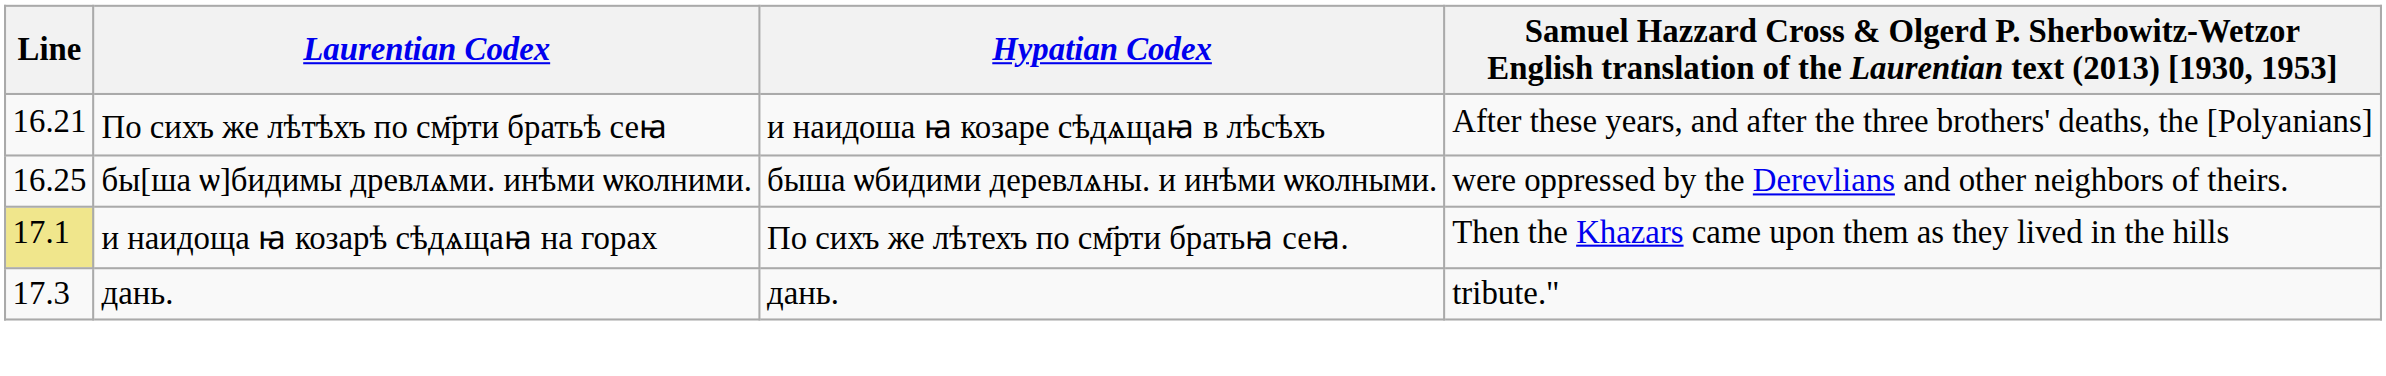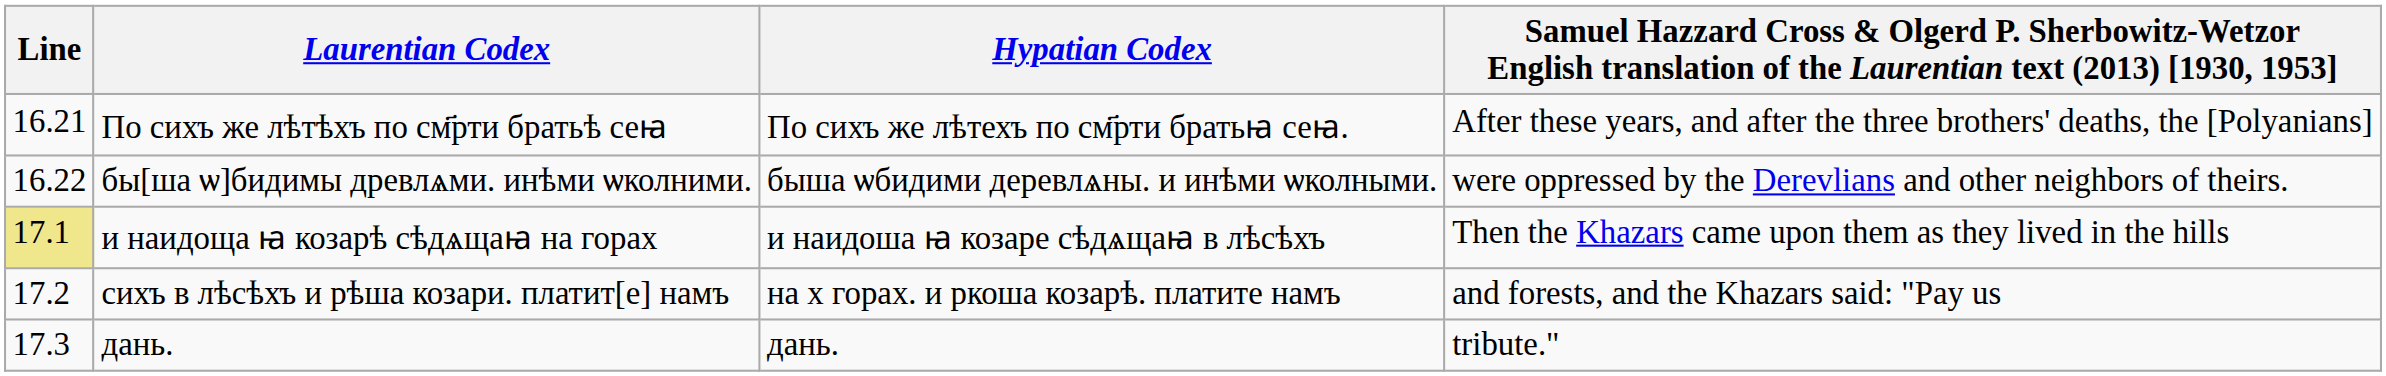(1046, 126) и наидоша ꙗ козаре сѣдѧщаꙗ в лѣсѣхъ -> (1058, 126) По сихъ же лѣтехъ по см҃рти братьꙗ сеꙗ.
(49, 180) 16.25 -> (49, 180) 16.22
(1058, 238) По сихъ же лѣтехъ по см҃рти братьꙗ сеꙗ. -> (1046, 238) и наидоша ꙗ козаре сѣдѧщаꙗ в лѣсѣхъ
+ row: (415, 292)
